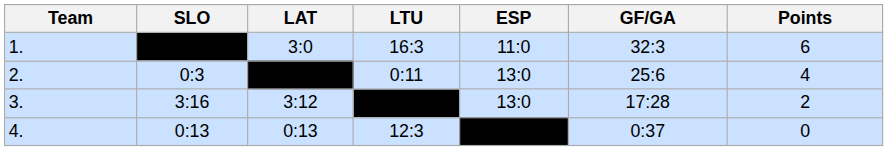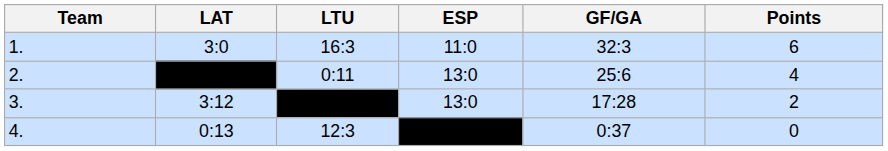- column: (192, 18)
